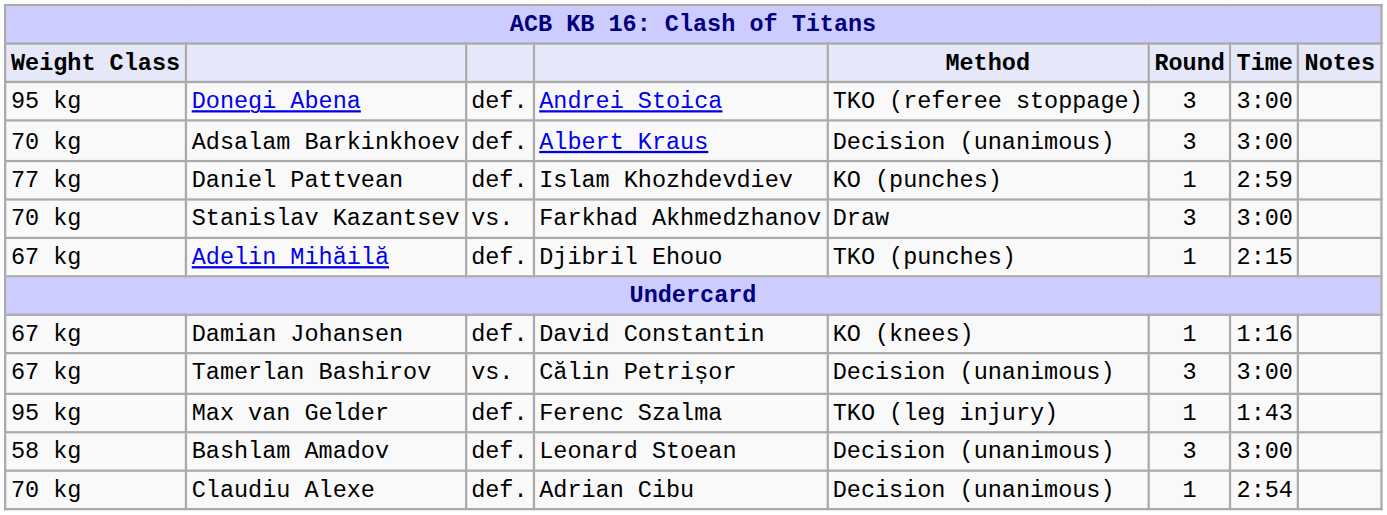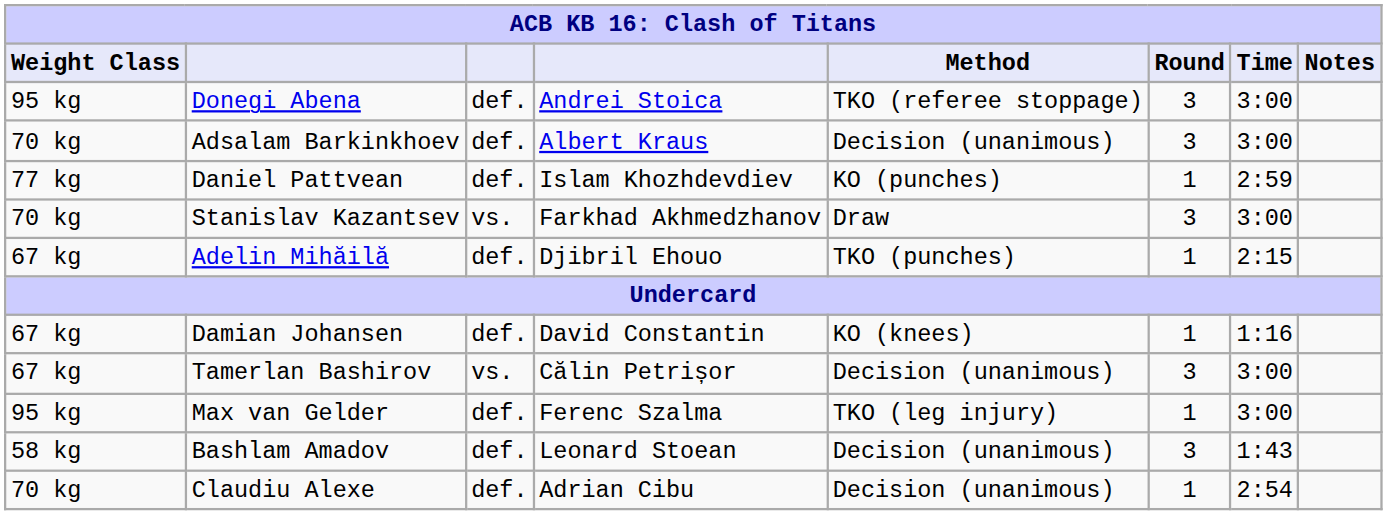(1265, 413) 1:43 -> (1265, 413) 3:00
(1265, 451) 3:00 -> (1265, 451) 1:43
